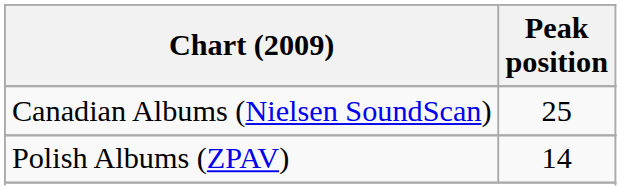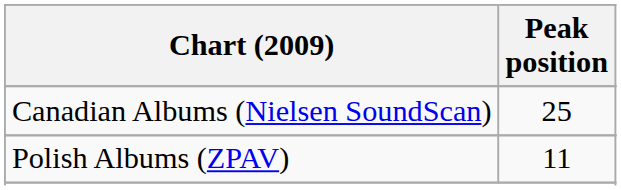(557, 158) 14 -> (557, 158) 11
